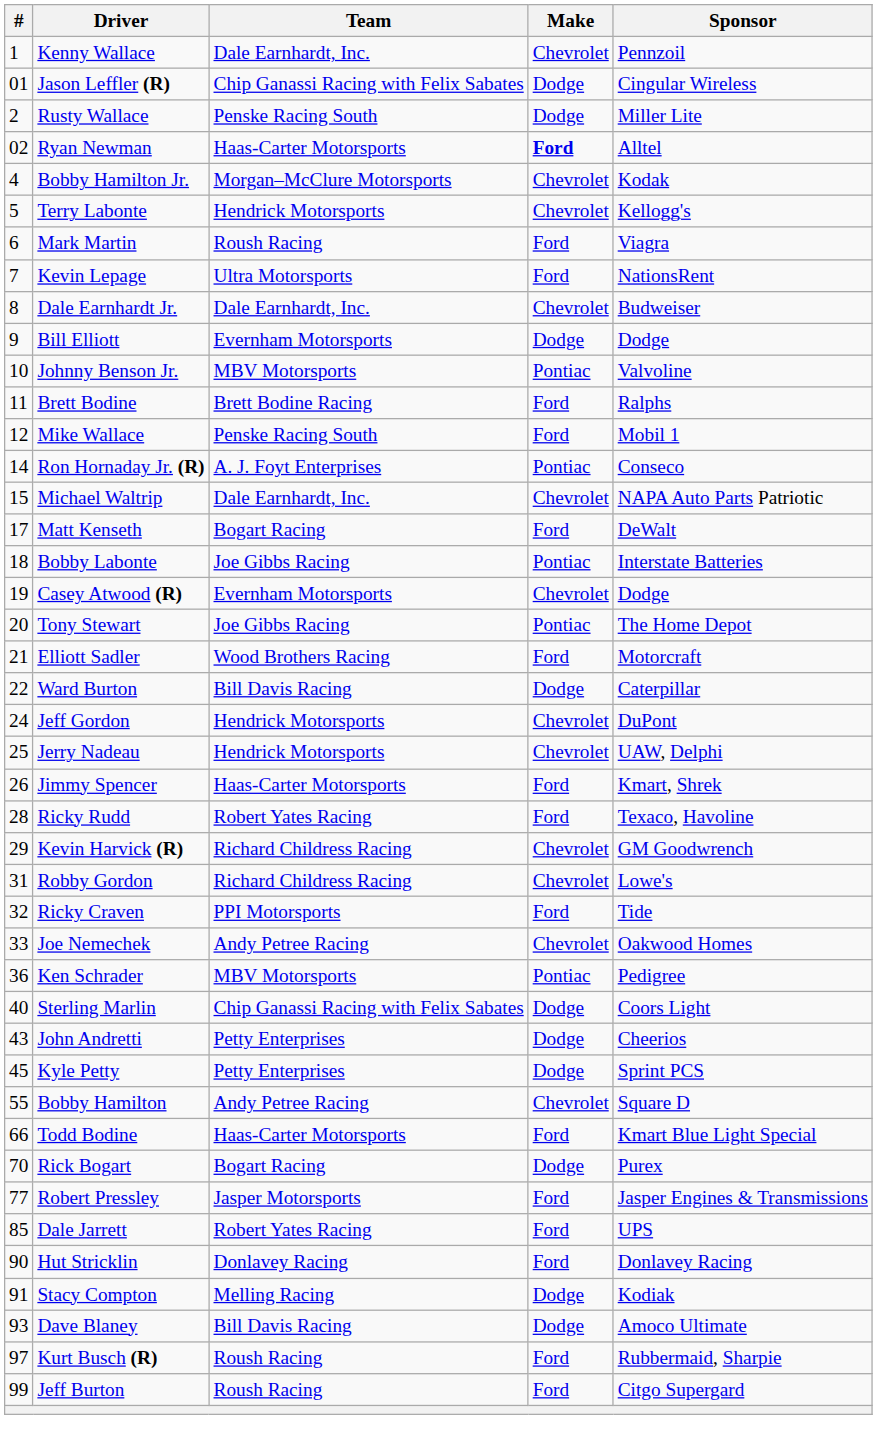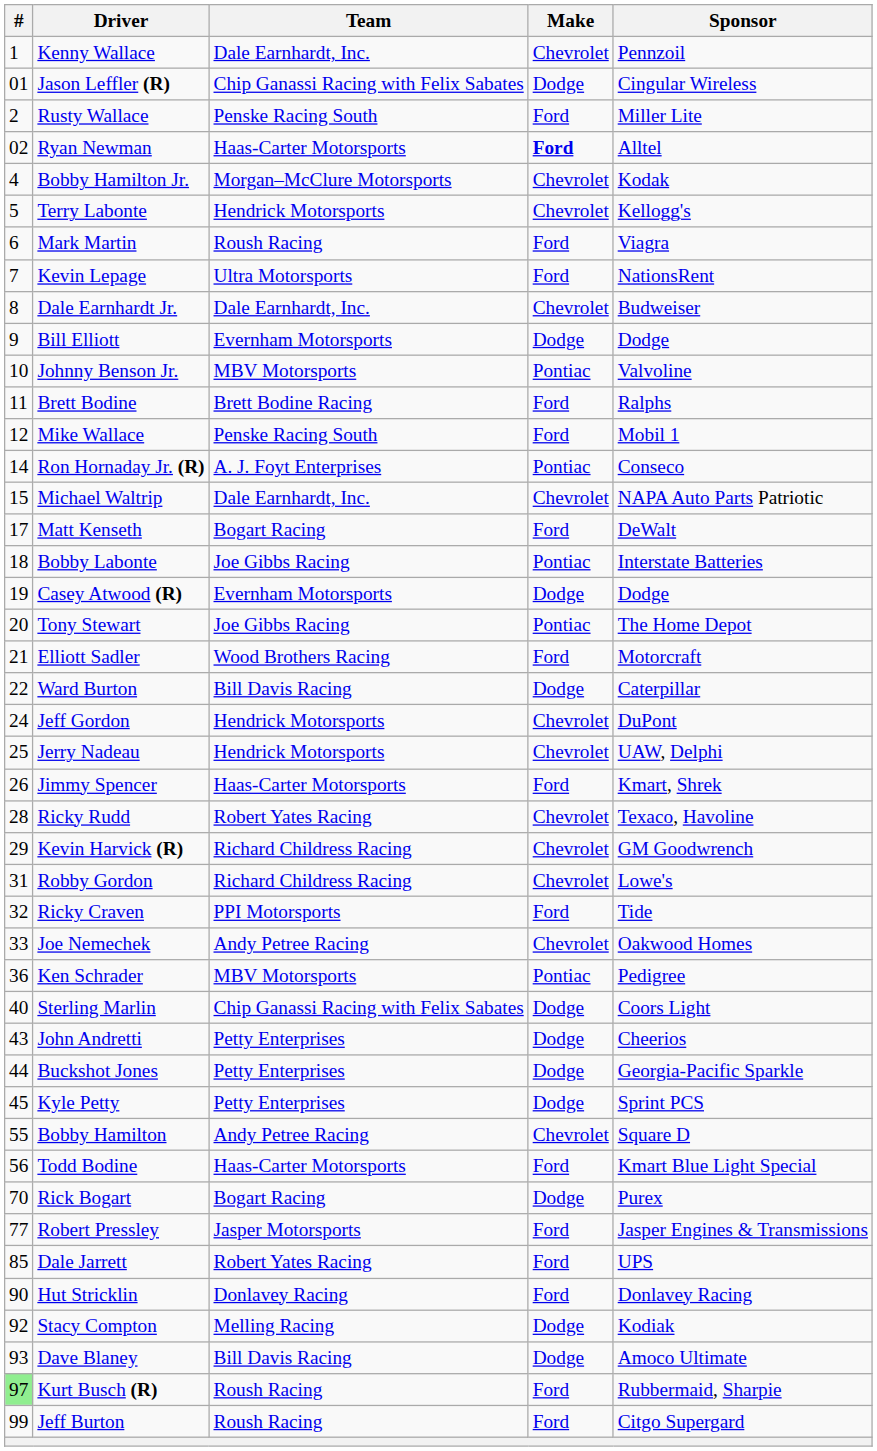(558, 116) Dodge -> (551, 116) Ford
(571, 593) Chevrolet -> (558, 593) Dodge
(551, 816) Ford -> (571, 816) Chevrolet
+ row: (98, 1070)
(19, 1134) 66 -> (19, 1166) 56
(19, 1293) 91 -> (19, 1325) 92
(19, 1357) no background -> (19, 1389) lightgreen background
